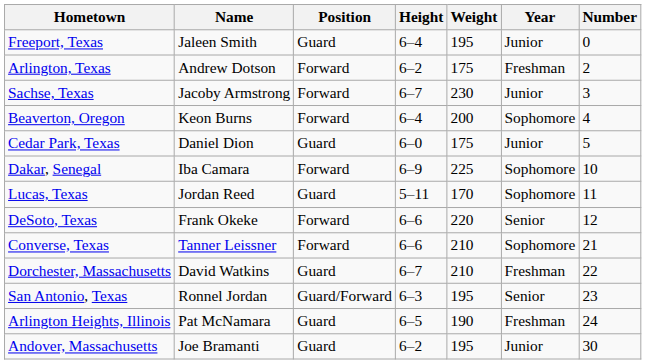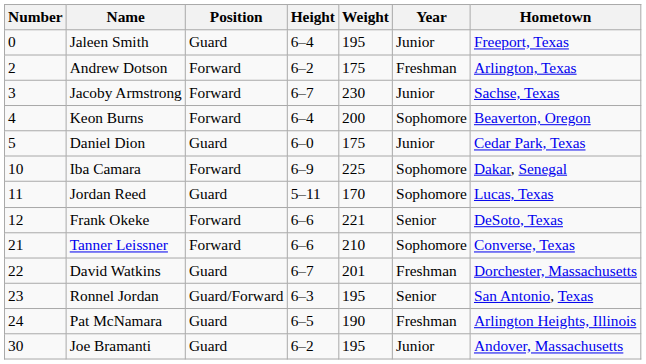columns swapped: (610, 17) <-> (90, 17)
(462, 219) 220 -> (354, 219) 221
(462, 270) 210 -> (354, 270) 201
